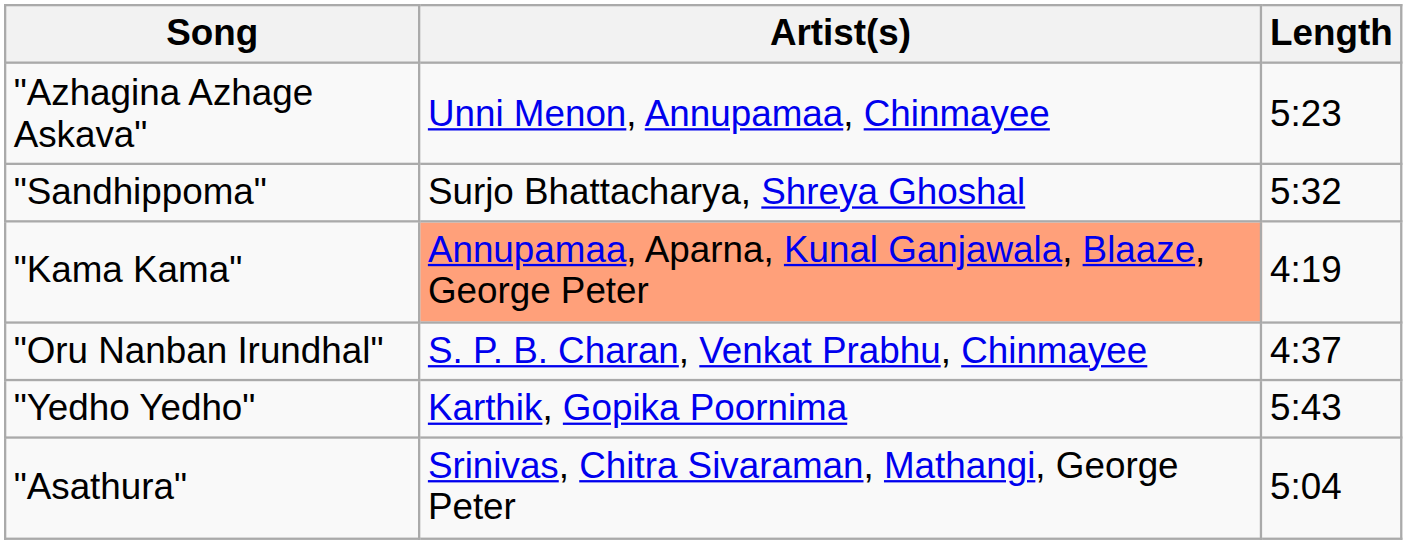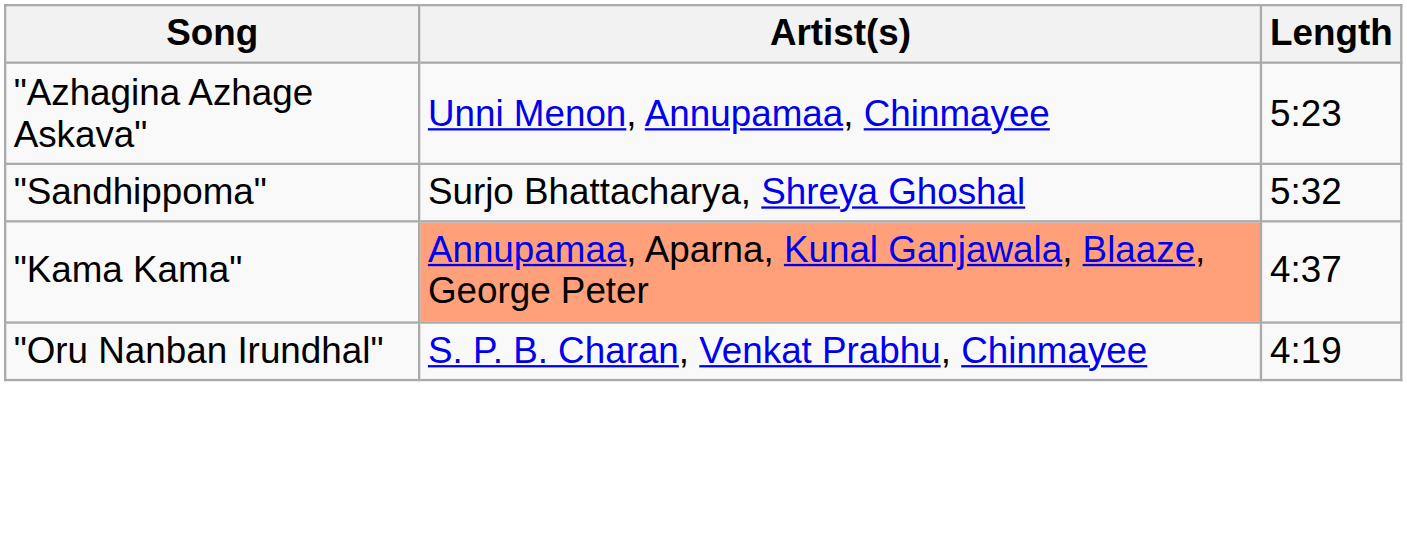(1306, 270) 4:19 -> (1306, 270) 4:37
(1306, 349) 4:37 -> (1306, 349) 4:19
- row: (135, 408)
- row: (100, 487)
